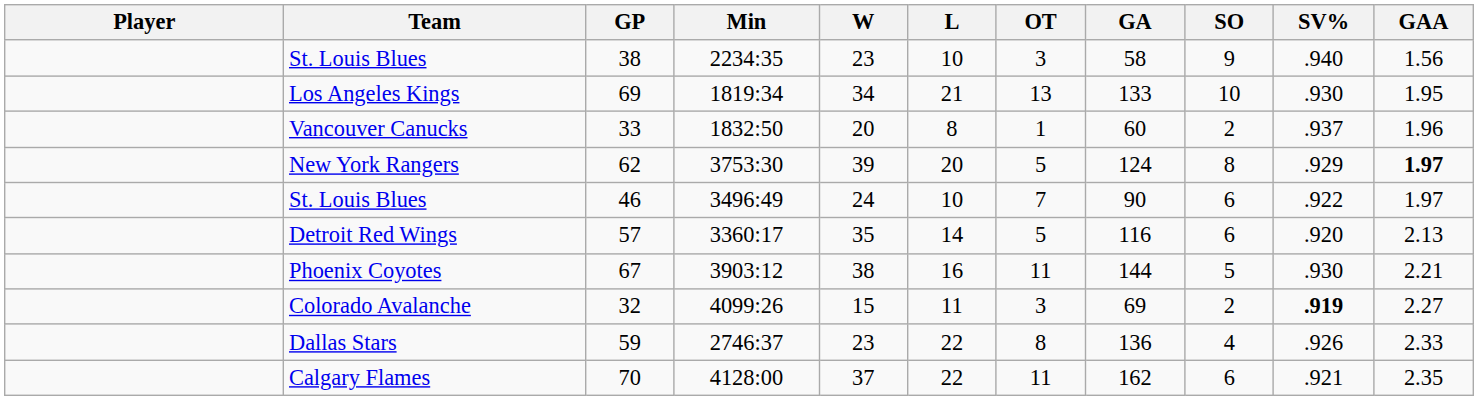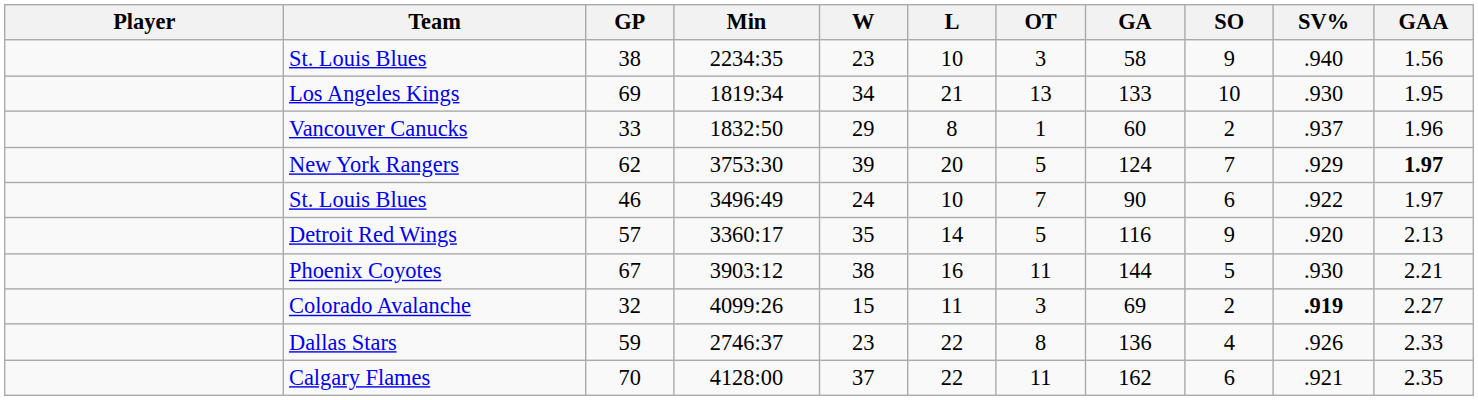(863, 128) 20 -> (863, 128) 29
(1229, 164) 8 -> (1229, 164) 7
(1229, 235) 6 -> (1229, 235) 9
